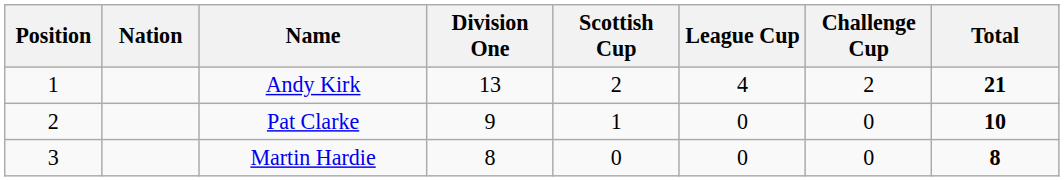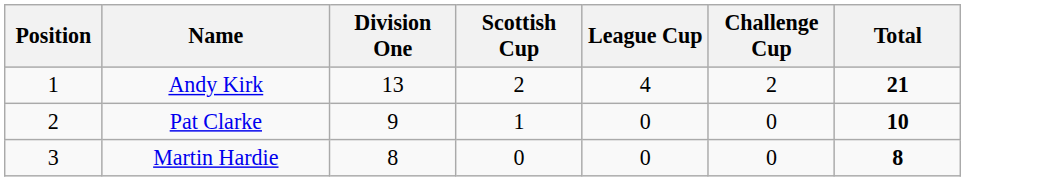- column: (151, 35)
